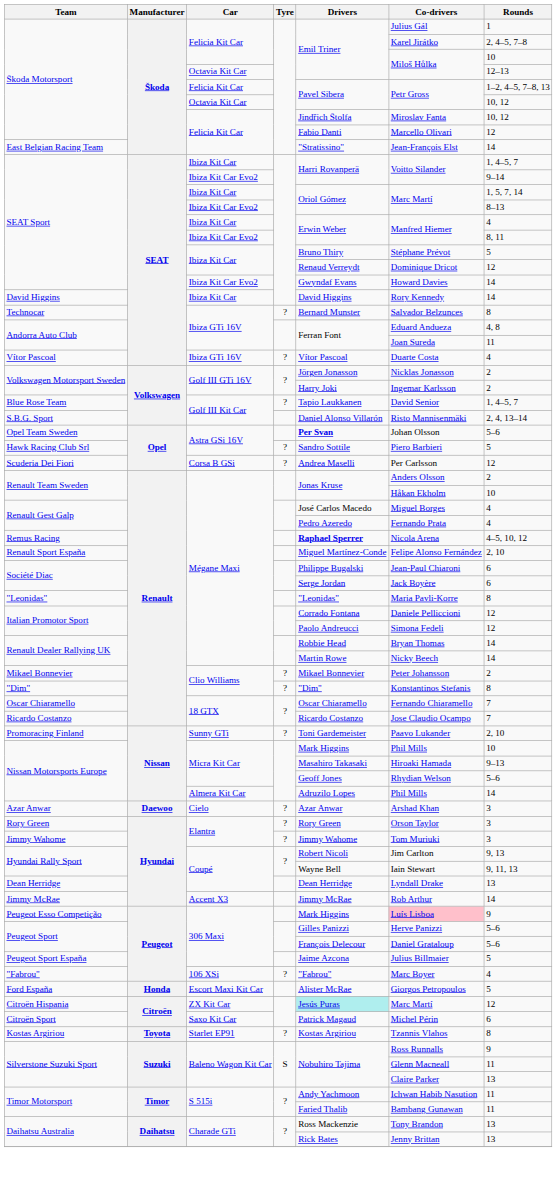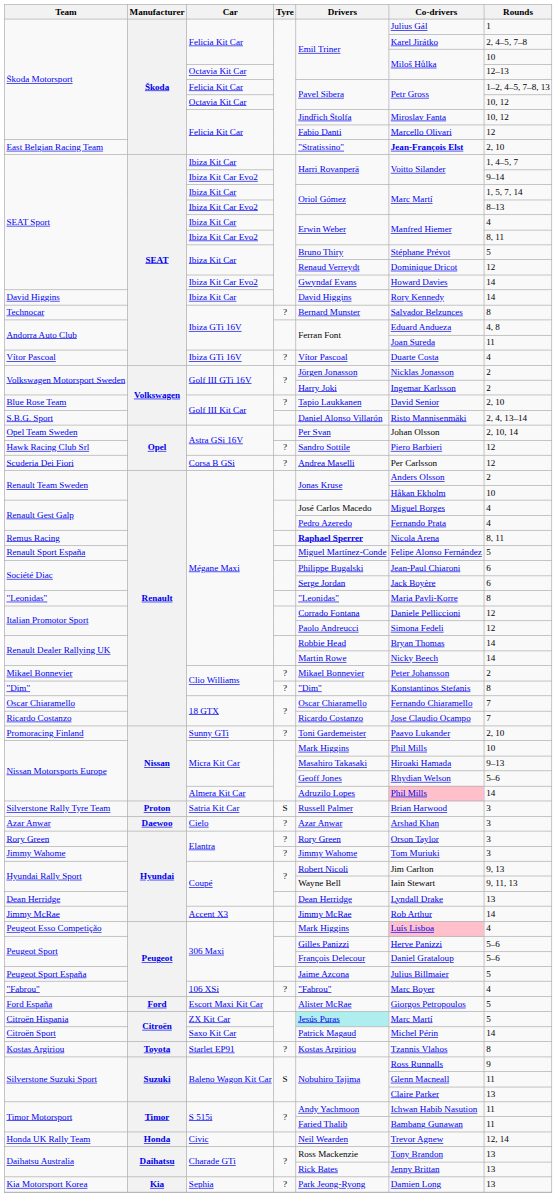(424, 146) normal -> (427, 146) bold
(491, 146) 14 -> (495, 146) 2, 10
(502, 402) 1, 4–5, 7 -> (495, 402) 2, 10
(316, 432) bold -> (314, 432) normal
(493, 432) 5–6 -> (502, 432) 2, 10, 14
(488, 447) 5 -> (491, 447) 12
(507, 537) 4–5, 10, 12 -> (495, 537) 8, 11
(495, 552) 2, 10 -> (488, 552) 5
(409, 793) no background -> (409, 793) pink background
+ row: (58, 808)
(488, 913) 9 -> (488, 928) 4
(157, 988) Honda -> (157, 1003) Ford
(491, 1003) 12 -> (488, 1018) 5
(488, 1018) 6 -> (491, 1033) 14
+ row: (48, 1139)
+ row: (47, 1184)
